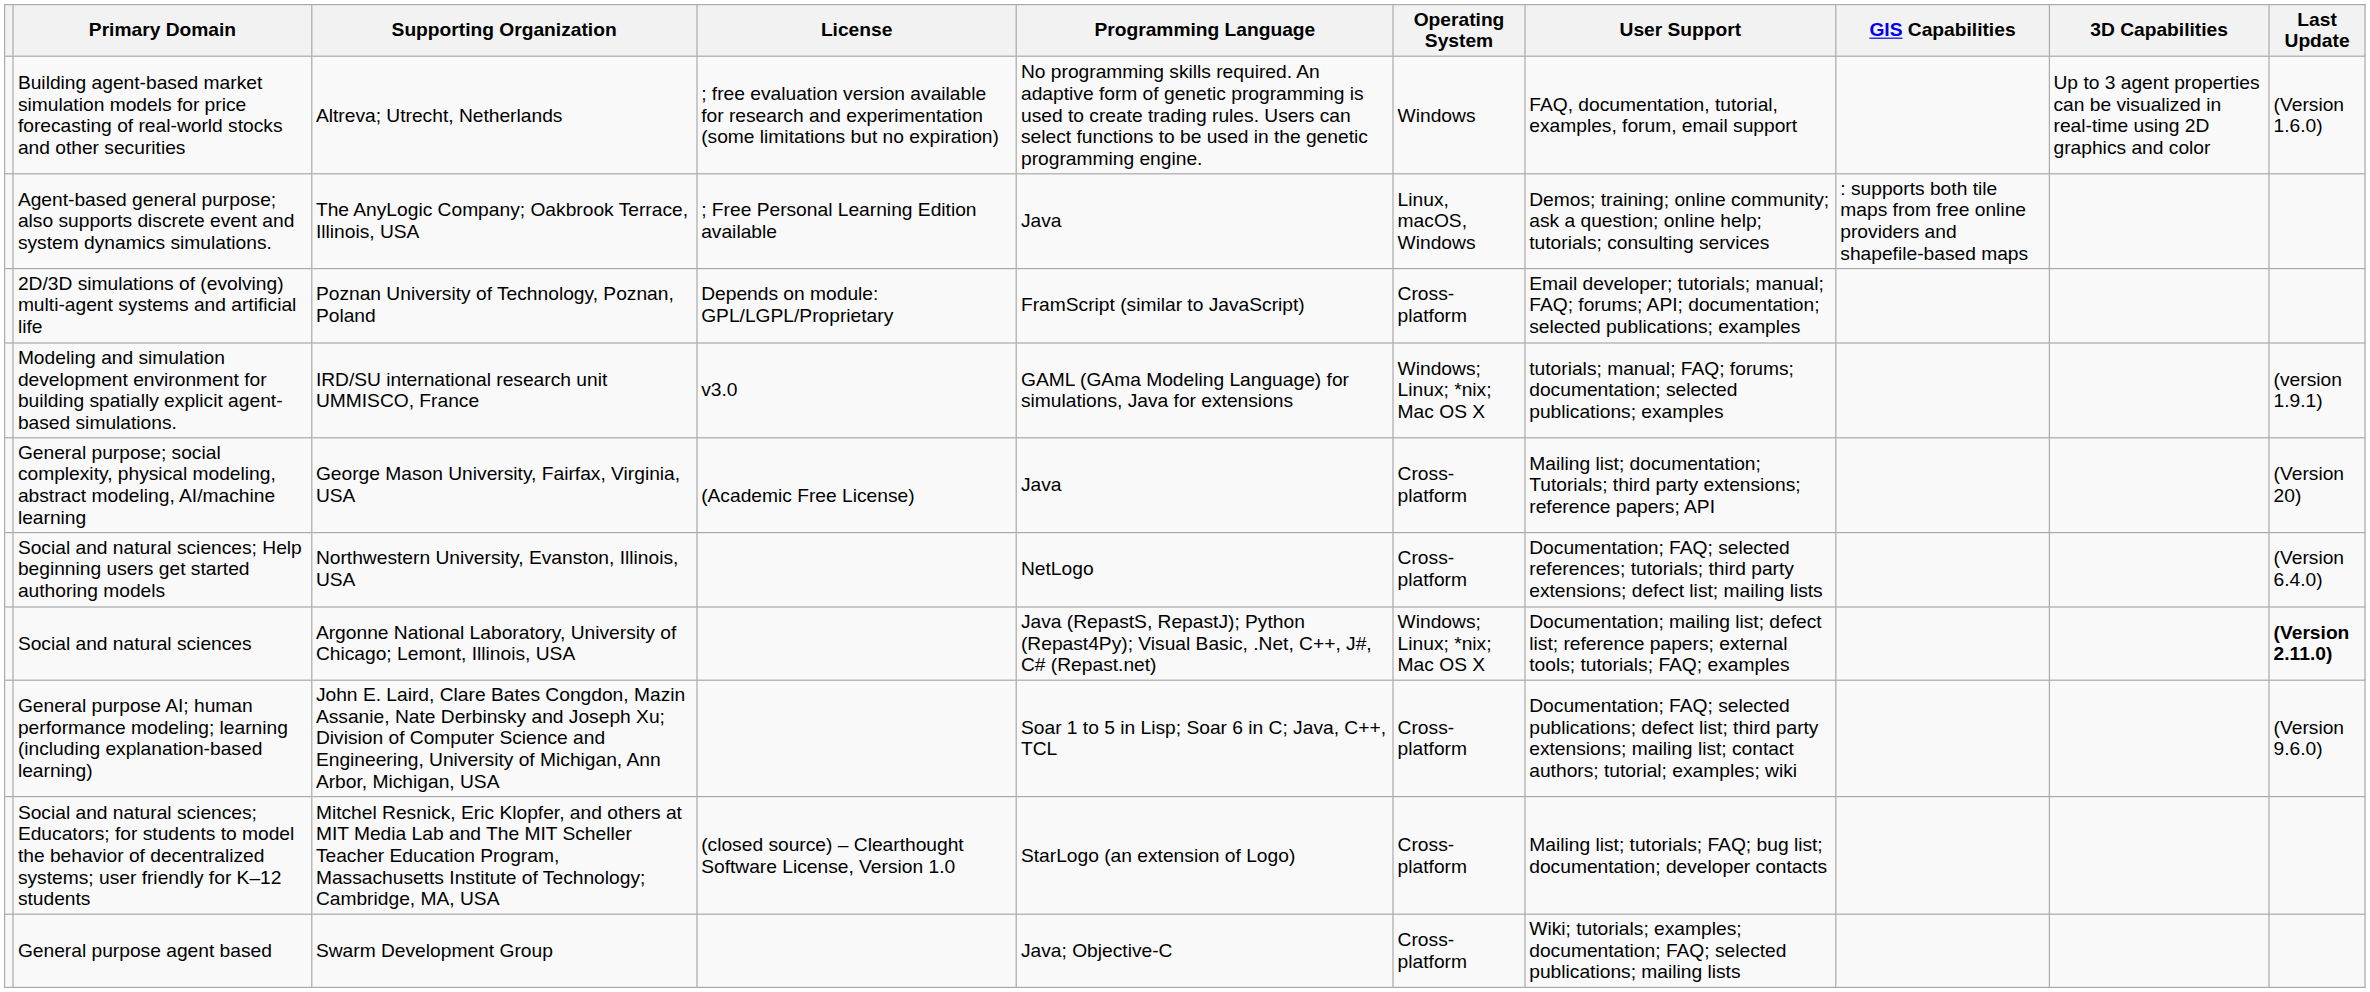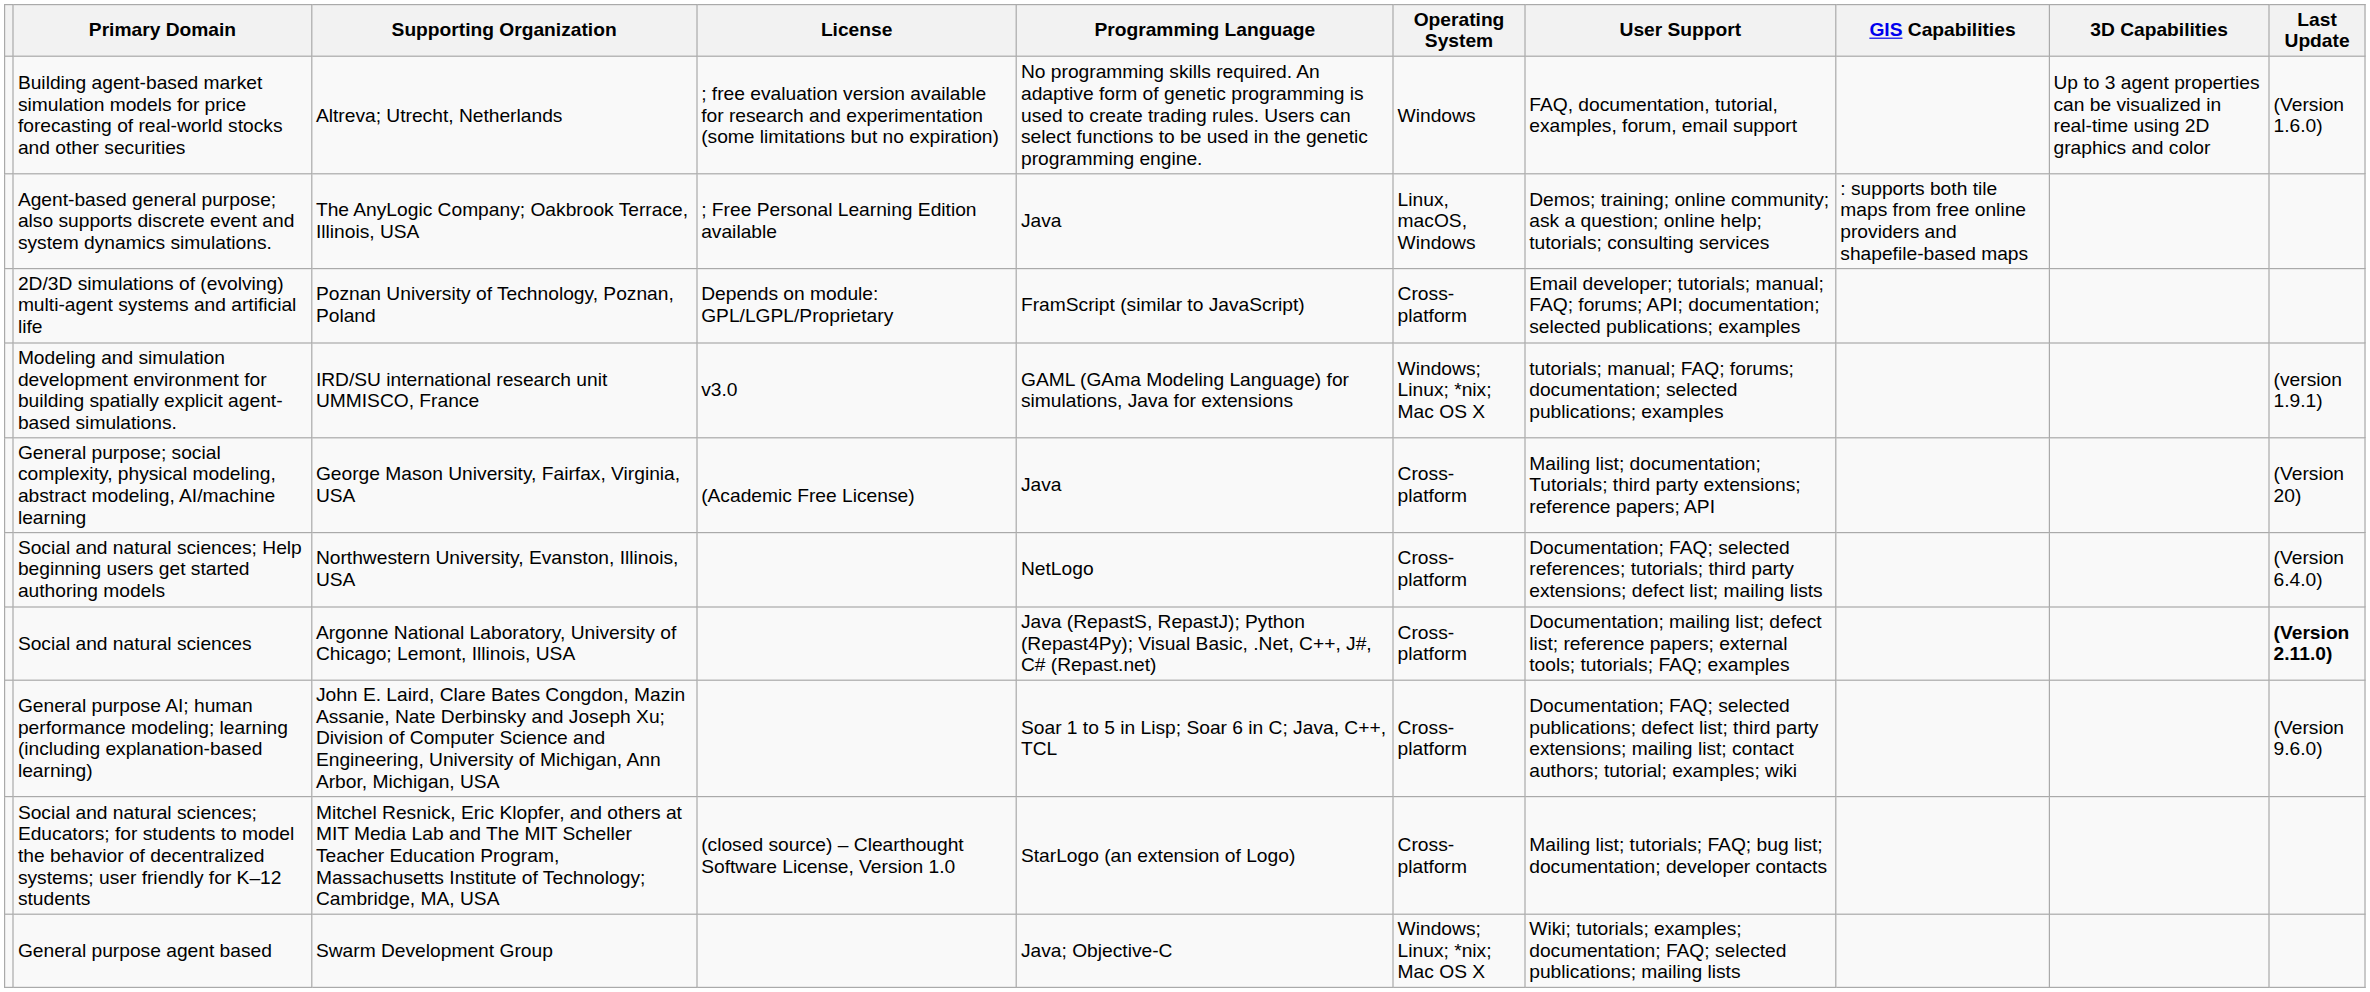(1445, 643) Windows; Linux; *nix; Mac OS X -> (1432, 643) Cross-platform
(1432, 950) Cross-platform -> (1445, 950) Windows; Linux; *nix; Mac OS X
